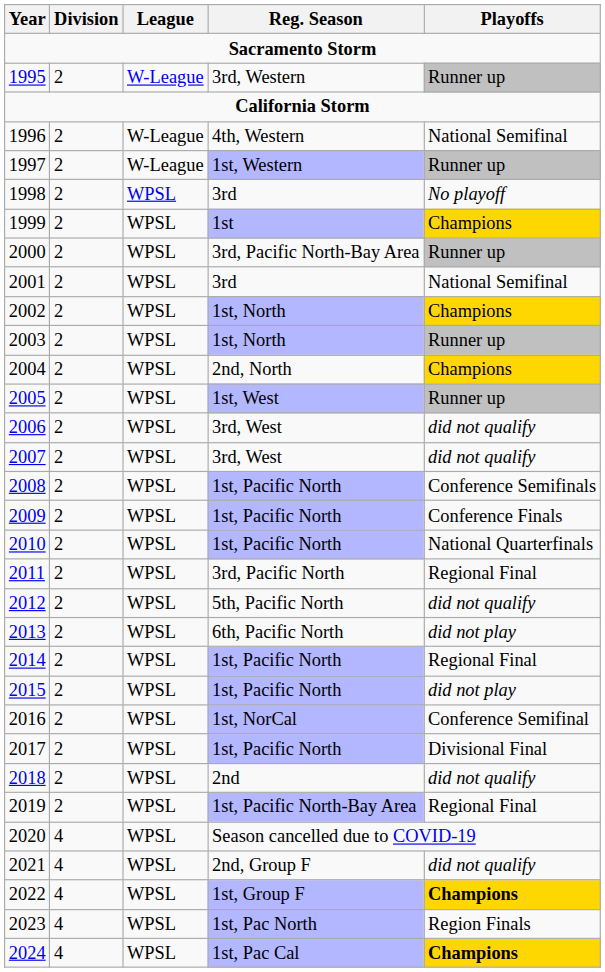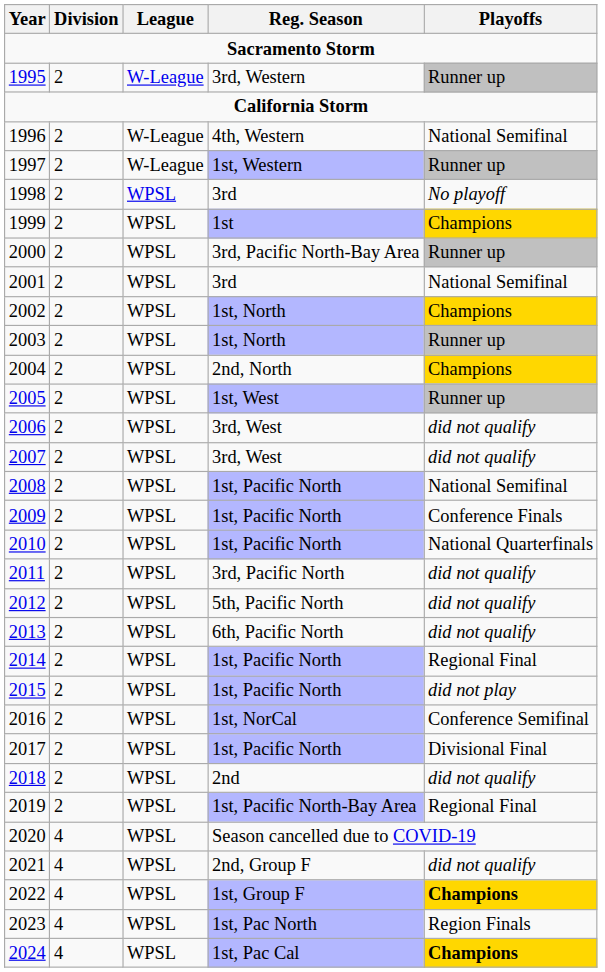(512, 485) Conference Semifinals -> (498, 485) National Semifinal
(482, 573) Regional Final -> (482, 573) did not qualify
(472, 631) did not play -> (482, 631) did not qualify
